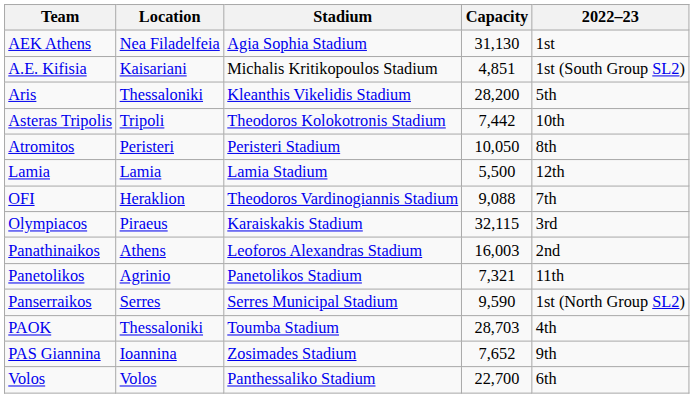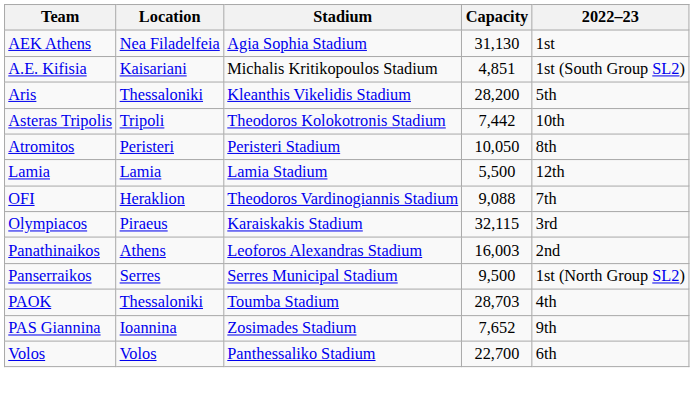- row: (46, 276)
(497, 302) 9,590 -> (497, 276) 9,500
